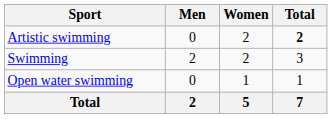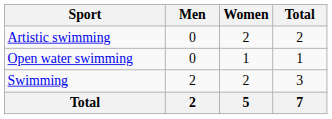(300, 37) bold -> (300, 37) normal
rows swapped: (70, 80) <-> (38, 59)
